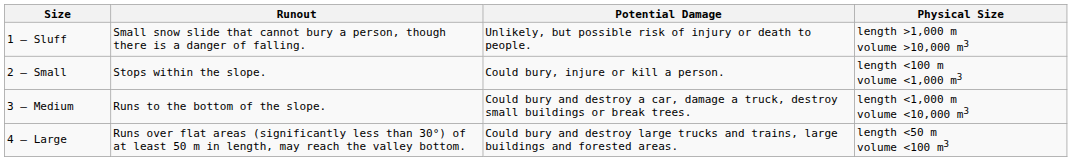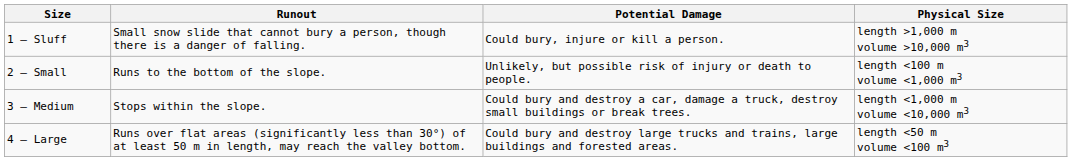(648, 39) Unlikely, but possible risk of injury or death to people. -> (605, 39) Could bury, injure or kill a person.
(190, 73) Stops within the slope. -> (220, 73) Runs to the bottom of the slope.
(605, 73) Could bury, injure or kill a person. -> (648, 73) Unlikely, but possible risk of injury or death to people.
(220, 106) Runs to the bottom of the slope. -> (190, 106) Stops within the slope.
